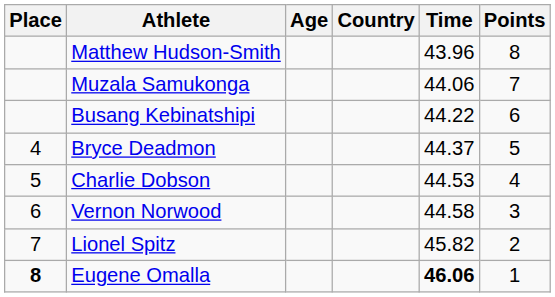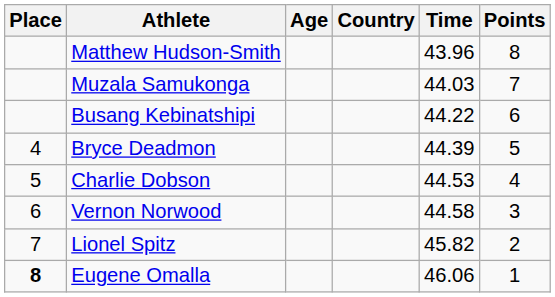(449, 84) 44.06 -> (449, 84) 44.03
(449, 148) 44.37 -> (449, 148) 44.39
(449, 276) bold -> (449, 276) normal
